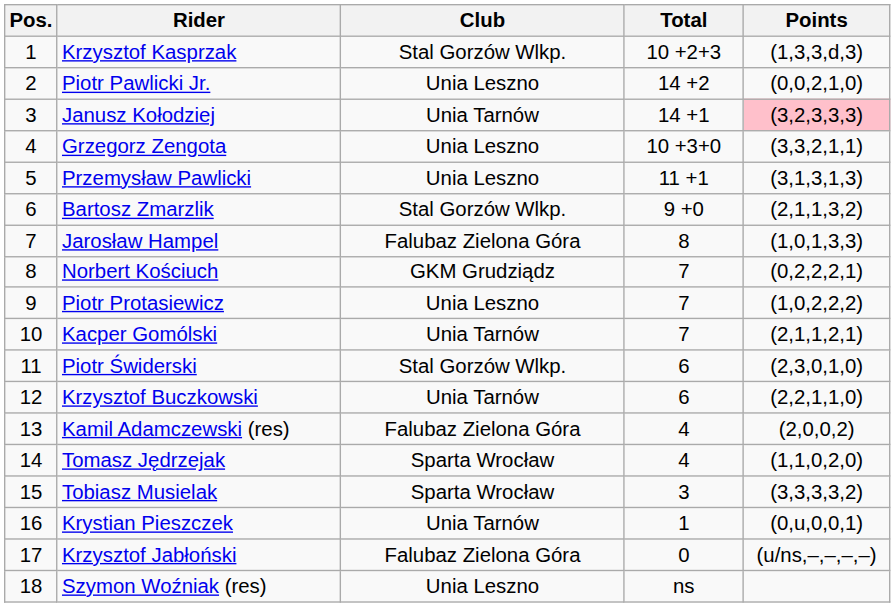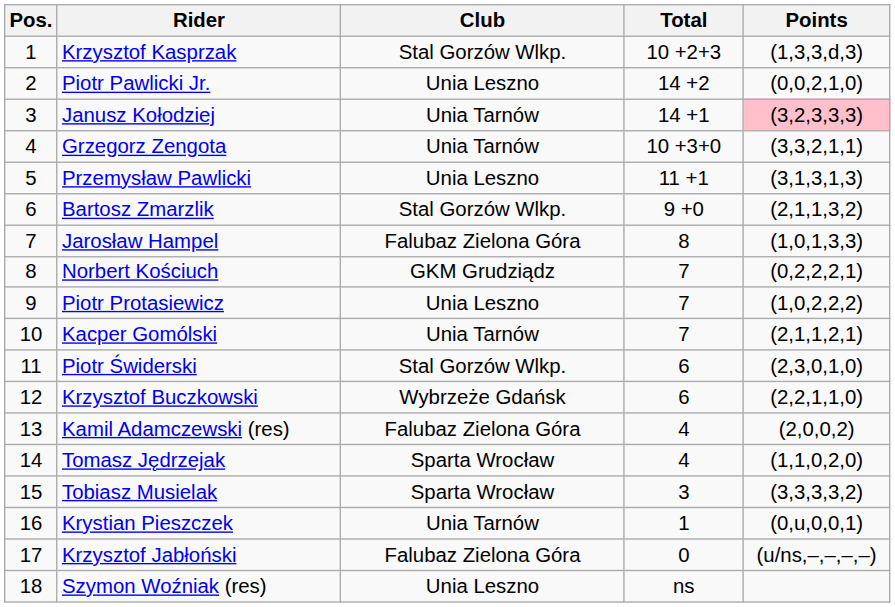(482, 146) Unia Leszno -> (482, 146) Unia Tarnów
(482, 397) Unia Tarnów -> (482, 397) Wybrzeże Gdańsk
